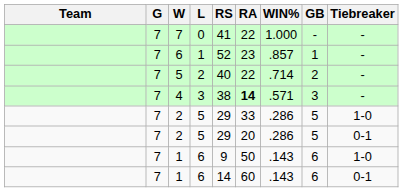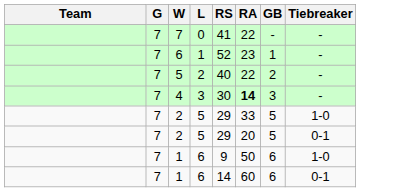- column: (281, 14)
(224, 95) 38 -> (224, 95) 30
